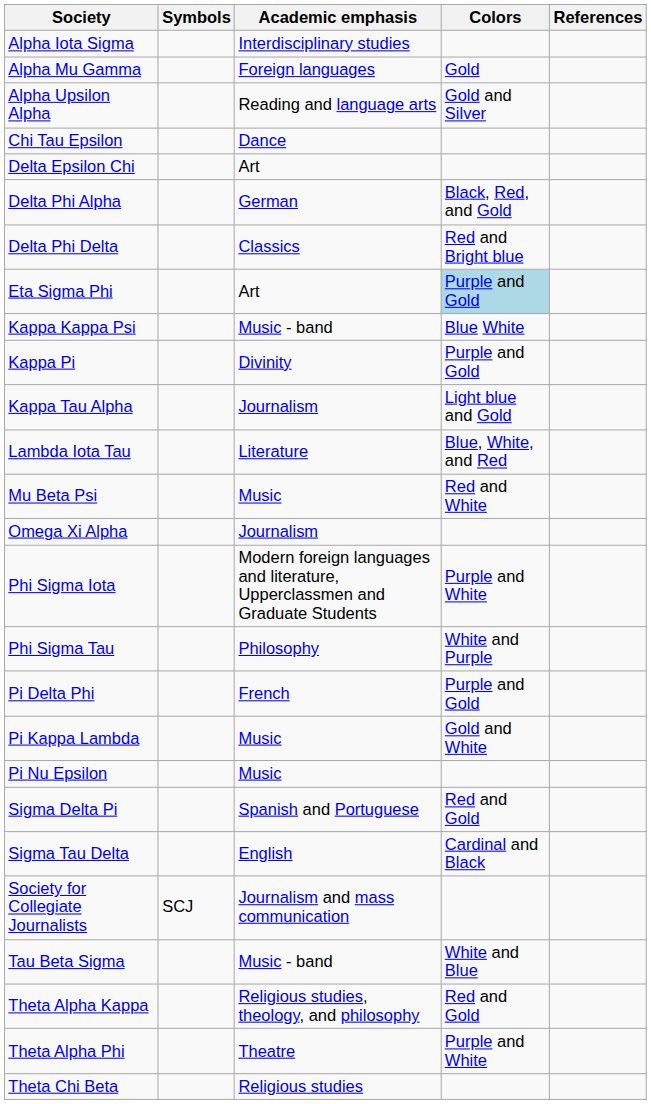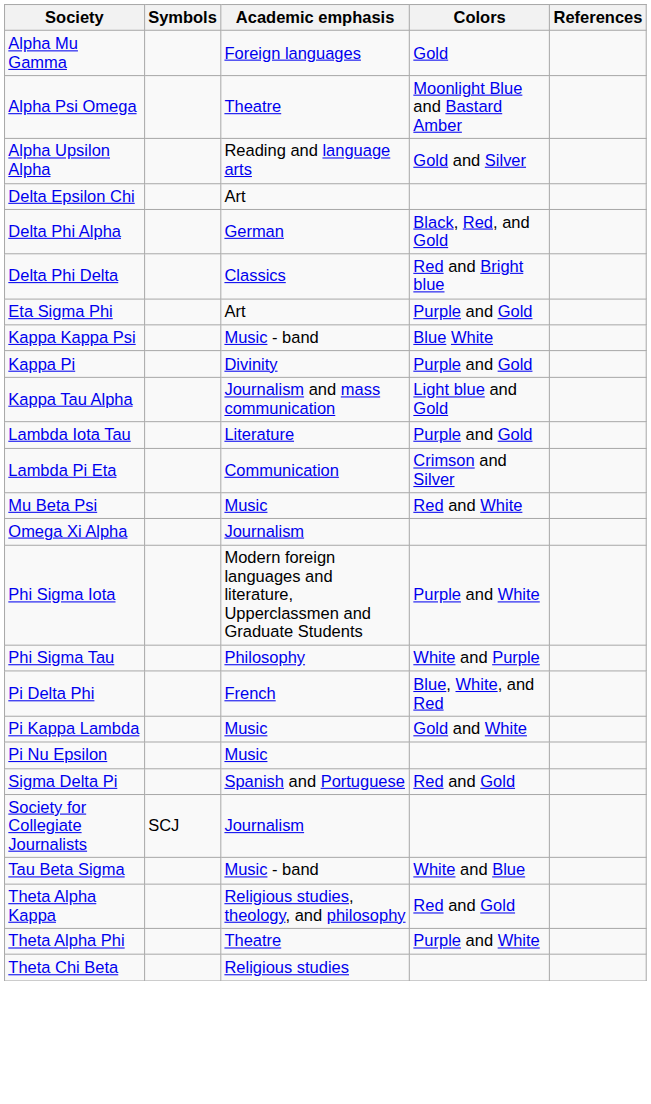- row: (71, 43)
+ row: (72, 106)
- row: (65, 140)
(485, 291) lightblue background -> (473, 311) no background
(278, 407) Journalism -> (302, 399) Journalism and mass communication
(489, 451) Blue, White, and Red -> (473, 434) Purple and Gold
+ row: (62, 470)
(485, 693) Purple and Gold -> (474, 693) Blue, White, and Red
- row: (69, 853)
(316, 907) Journalism and mass communication -> (264, 825) Journalism
